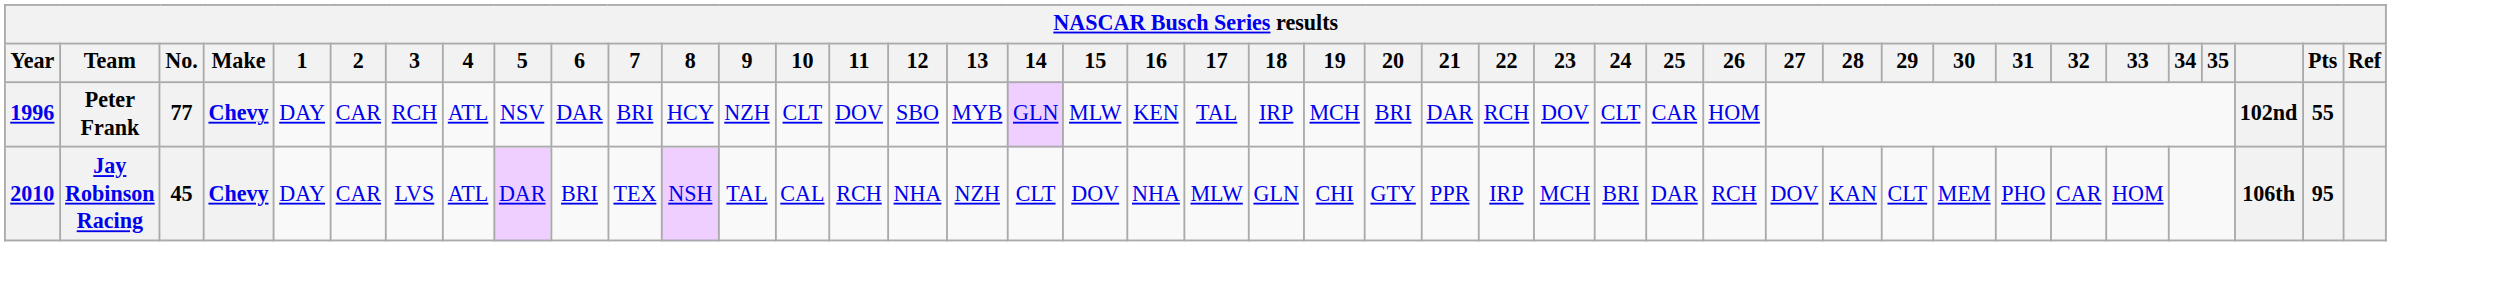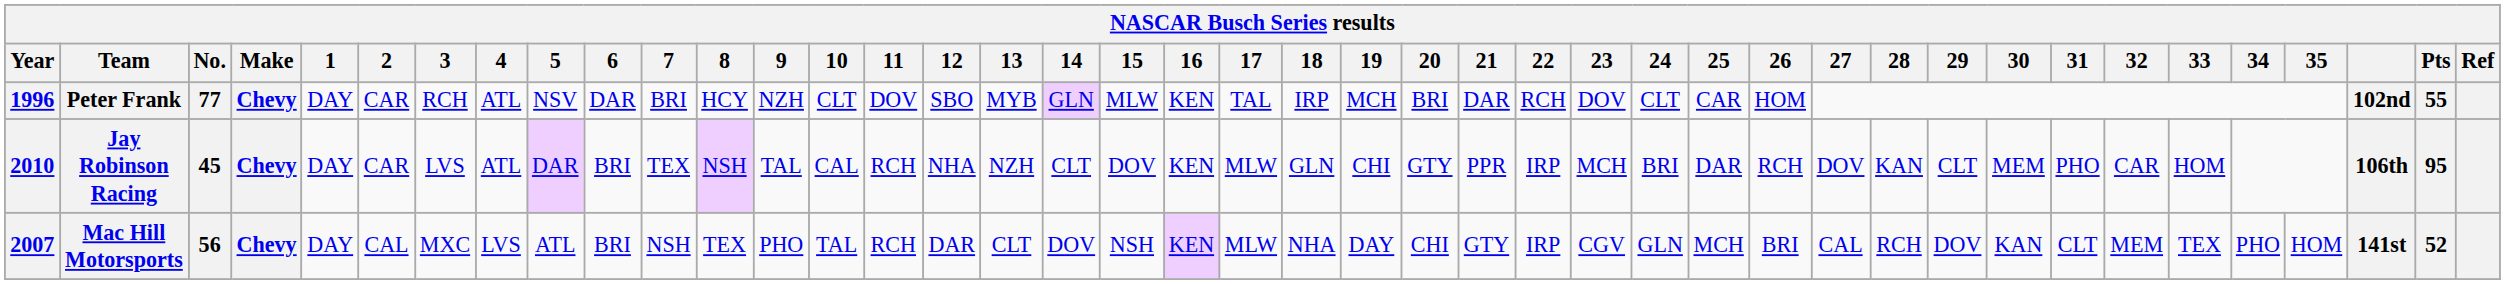(1156, 193) NHA -> (1191, 165) KEN
+ row: (124, 245)
